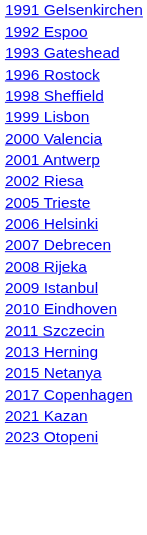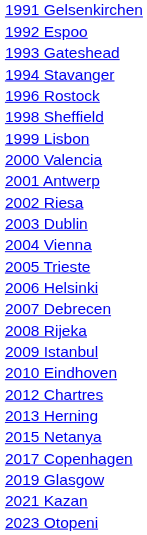+ row: (60, 74)
+ row: (46, 224)
+ row: (48, 245)
- row: (55, 330)
+ row: (54, 394)
+ row: (55, 480)
